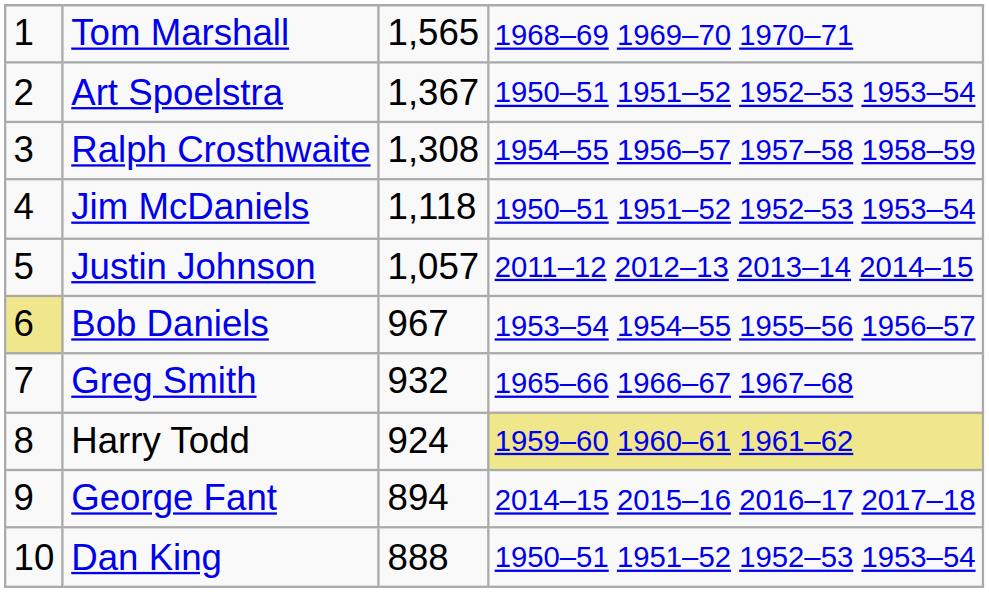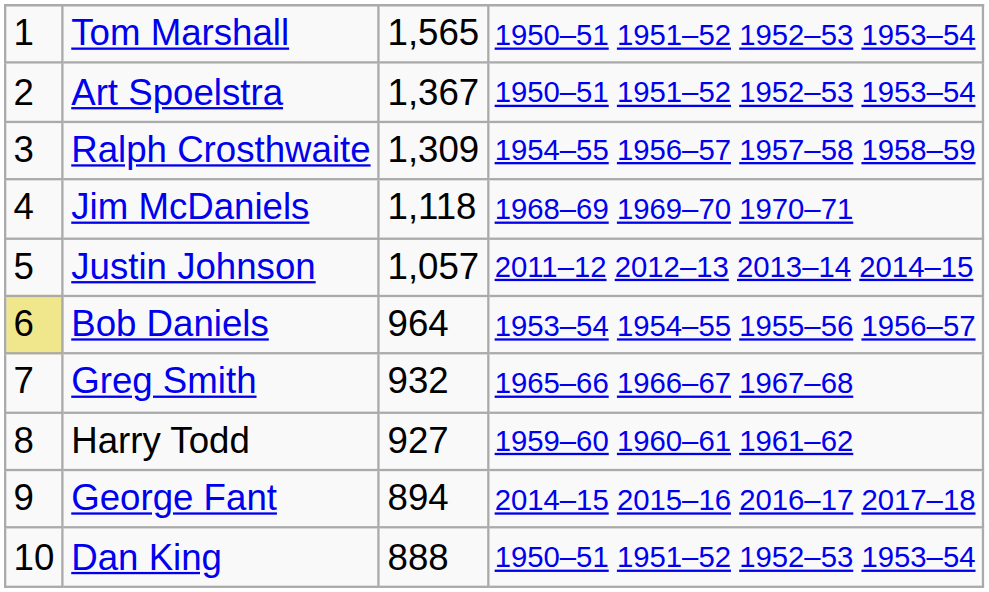(674, 34) 1968–69 1969–70 1970–71 -> (735, 34) 1950–51 1951–52 1952–53 1953–54
(433, 149) 1,308 -> (433, 149) 1,309
(735, 209) 1950–51 1951–52 1952–53 1953–54 -> (674, 209) 1968–69 1969–70 1970–71
(418, 324) 967 -> (418, 324) 964
(418, 440) 924 -> (418, 440) 927
(674, 441) khaki background -> (674, 441) no background
